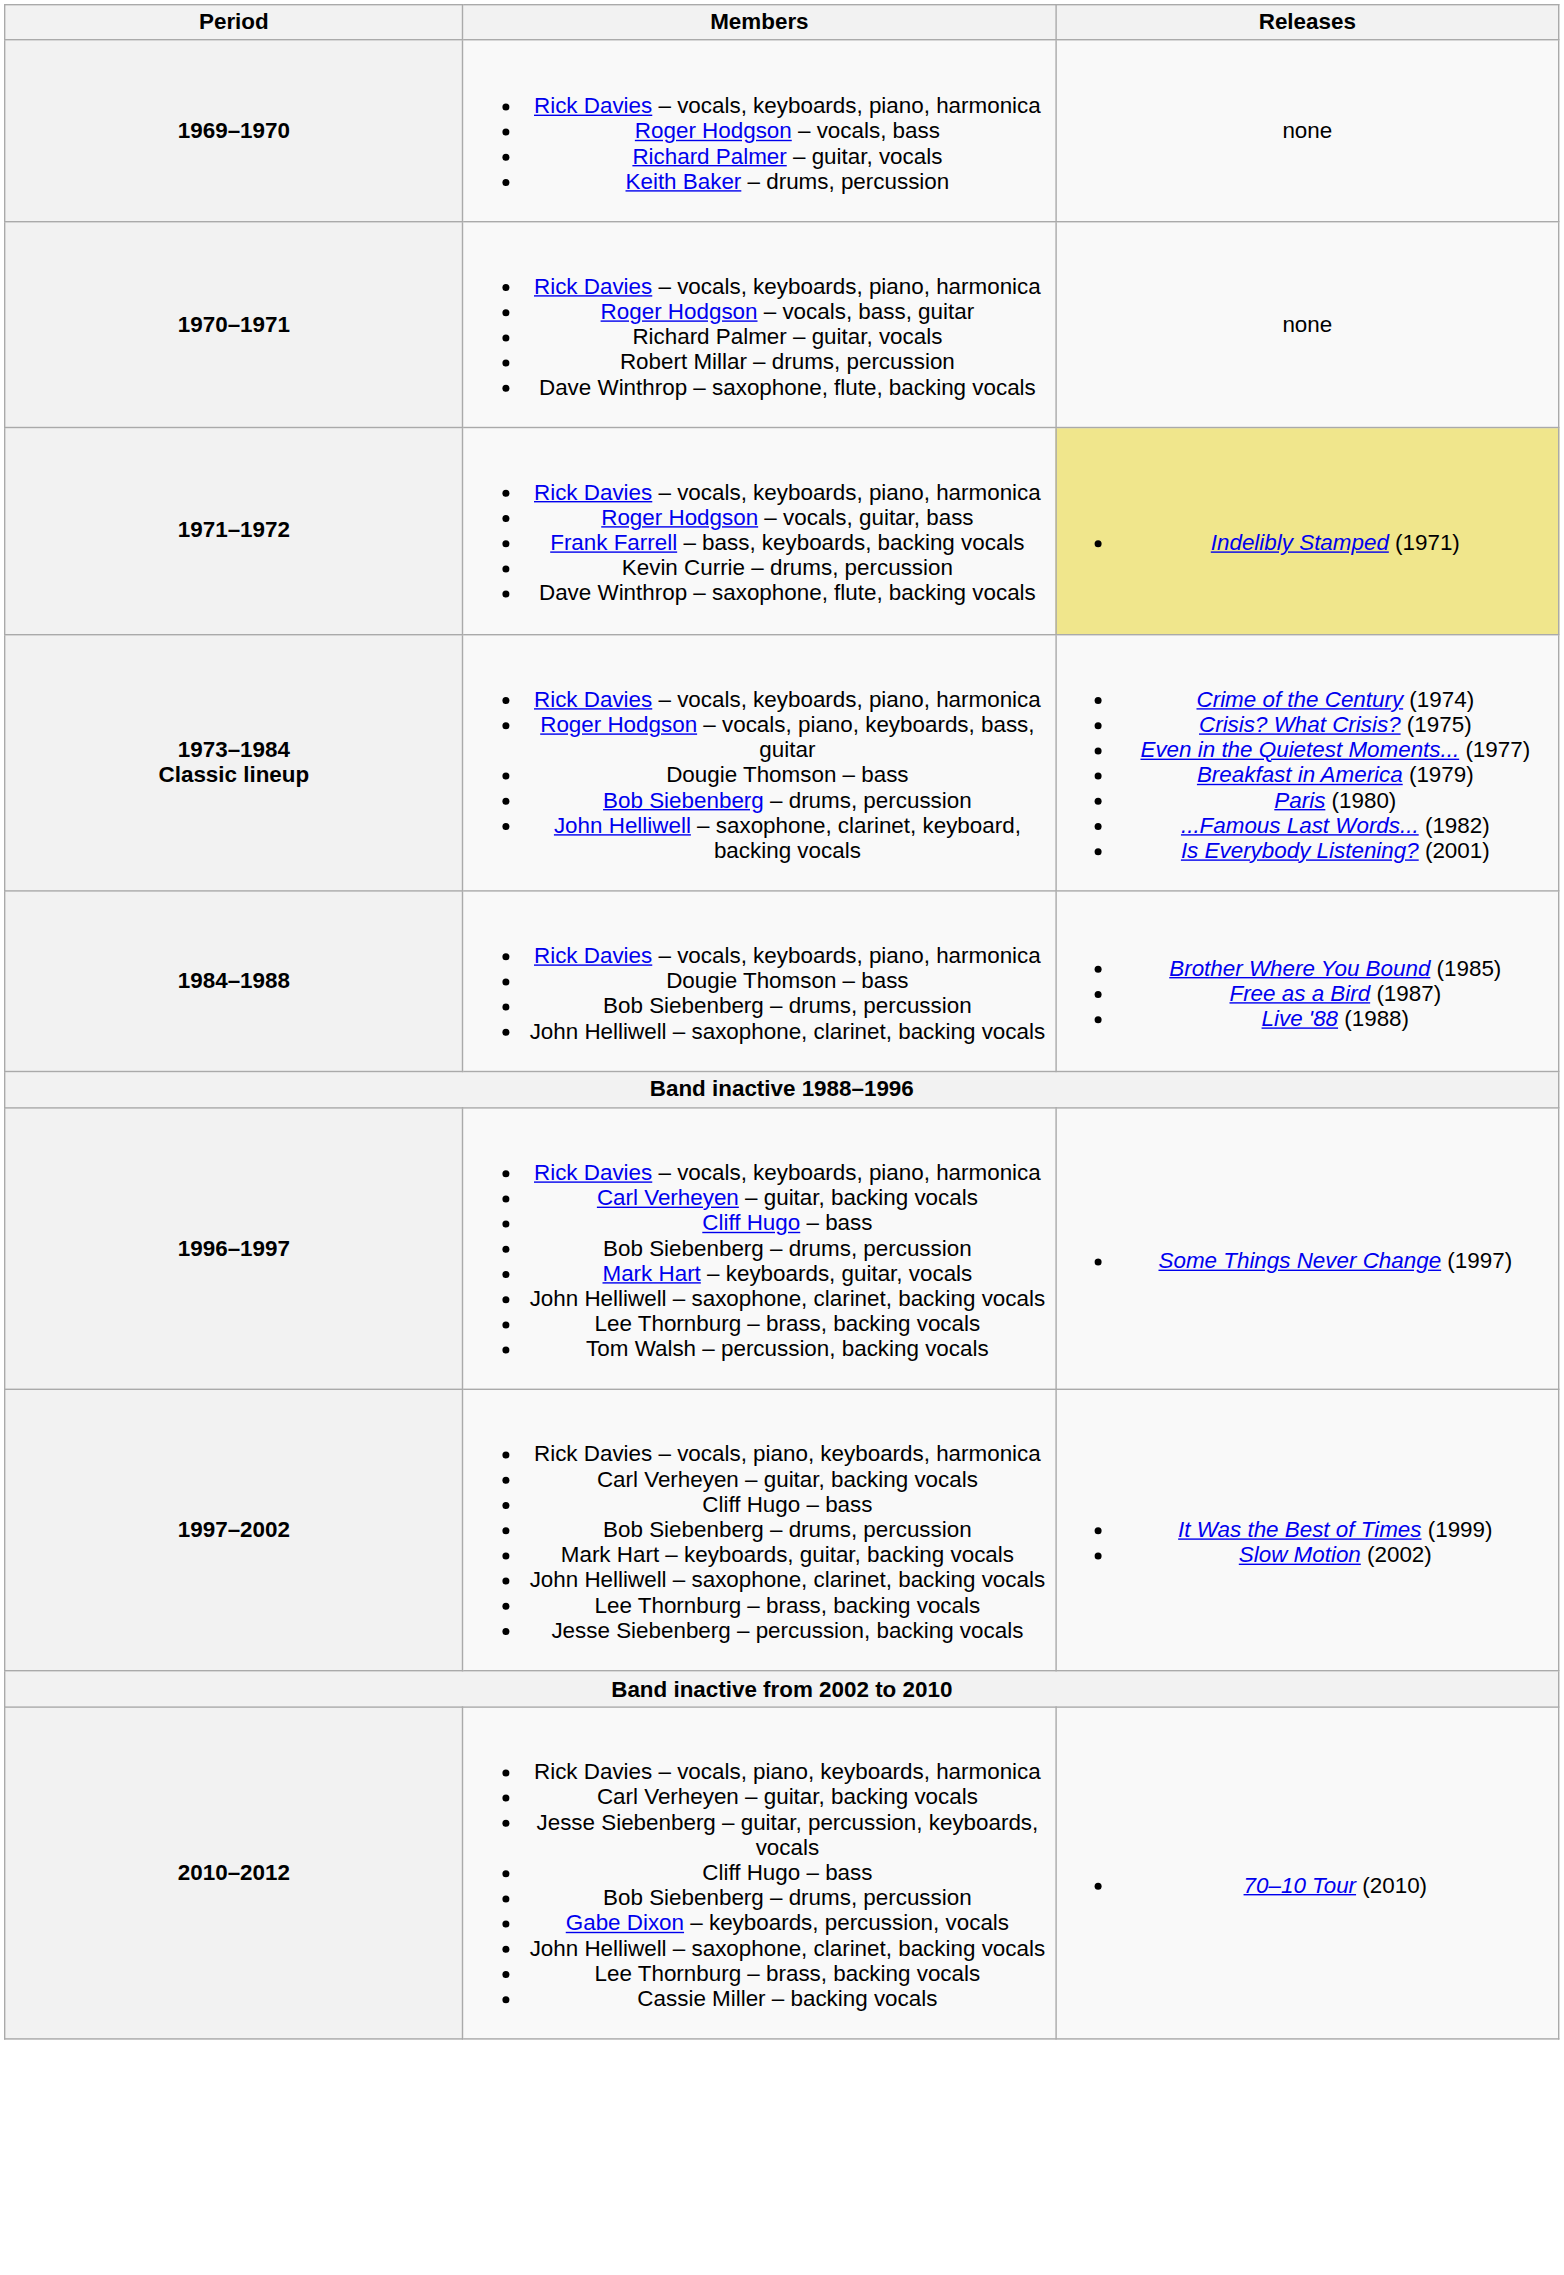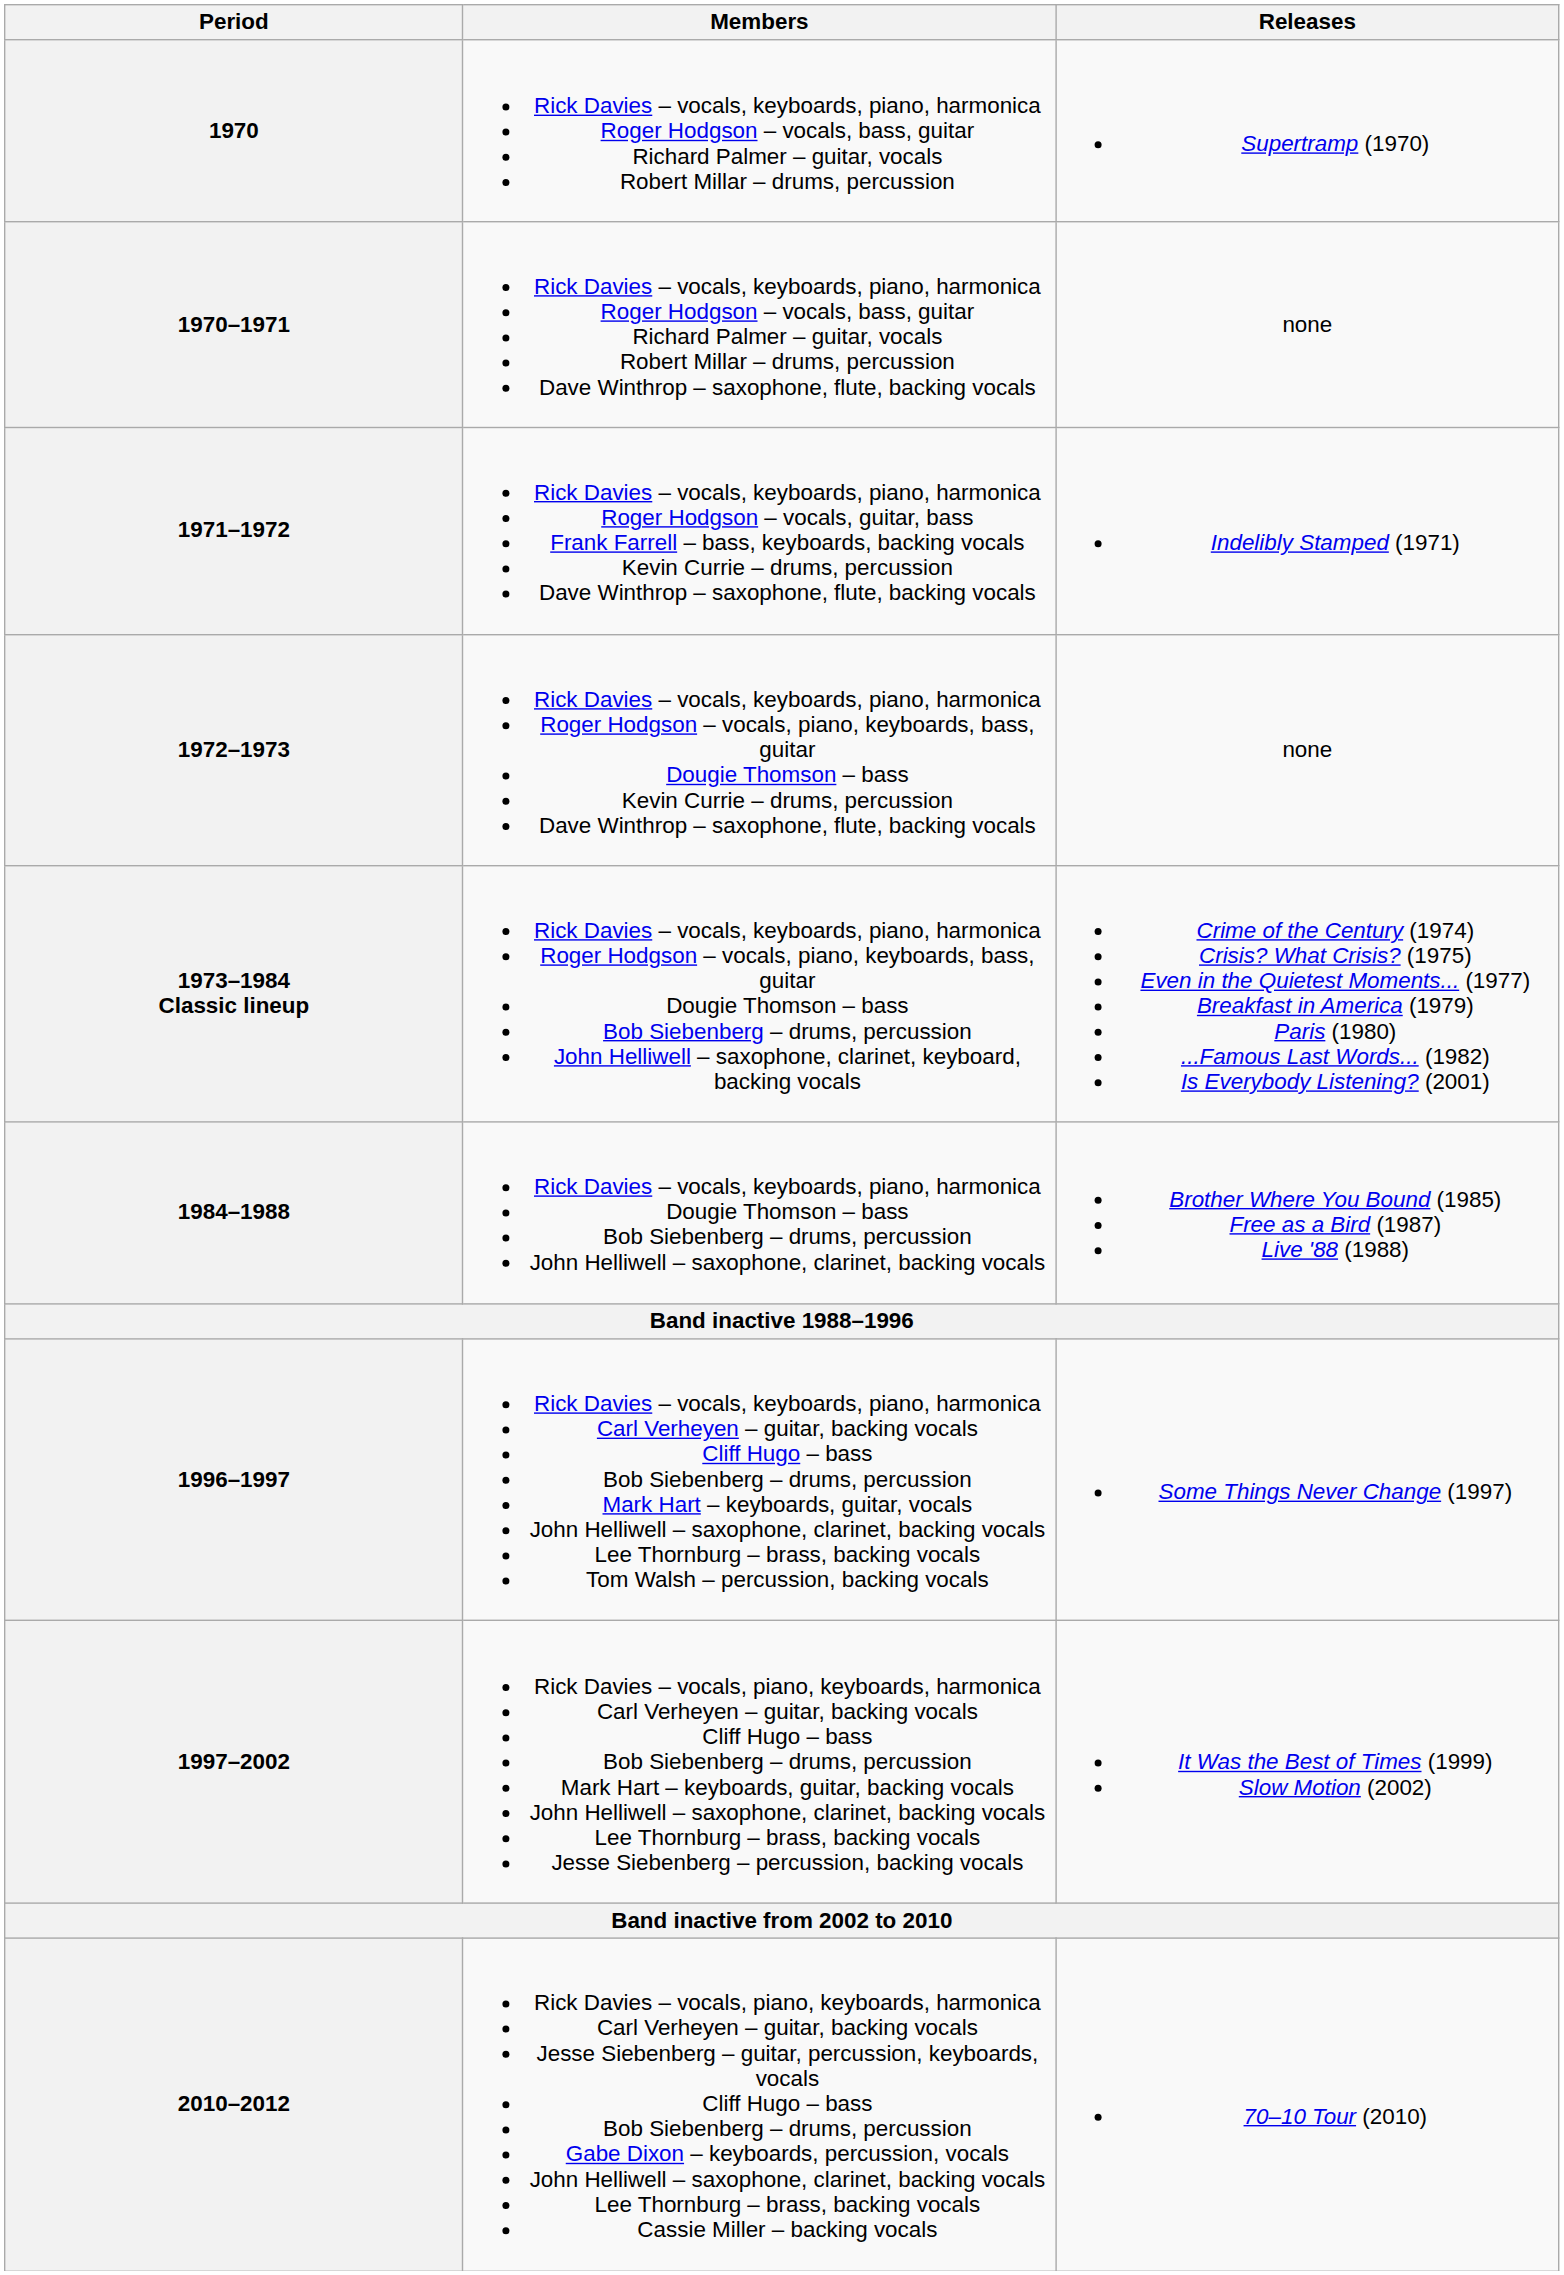- row: (234, 130)
+ row: (234, 130)
(1307, 543) khaki background -> (1307, 543) no background
+ row: (234, 749)
